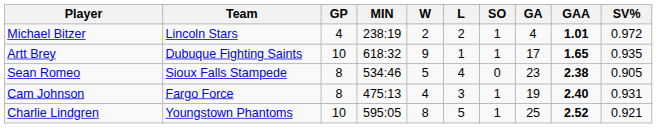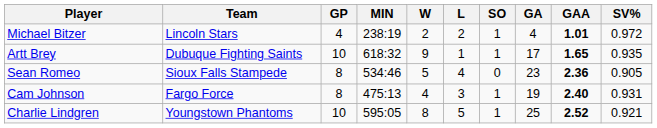(576, 73) 2.38 -> (576, 73) 2.36
